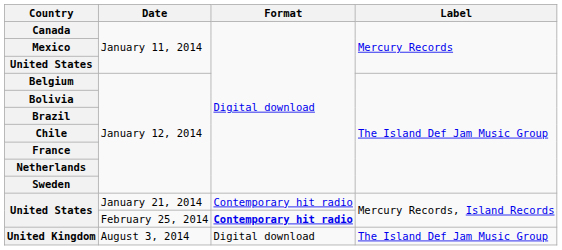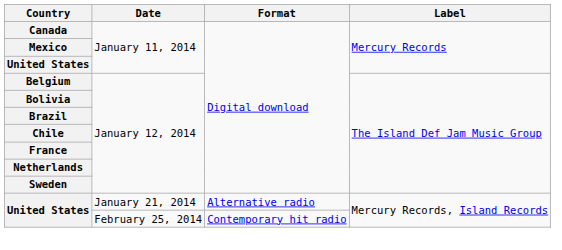(283, 202) Contemporary hit radio -> (261, 202) Alternative radio
(283, 219) bold -> (277, 219) normal
- row: (51, 236)
